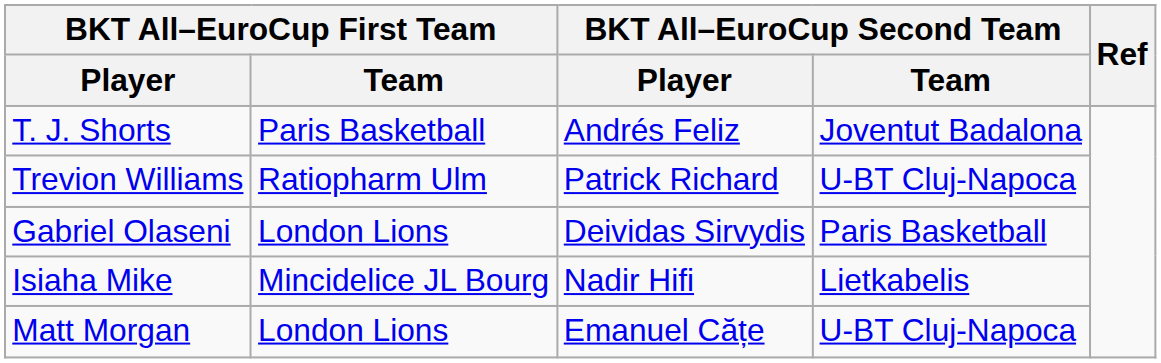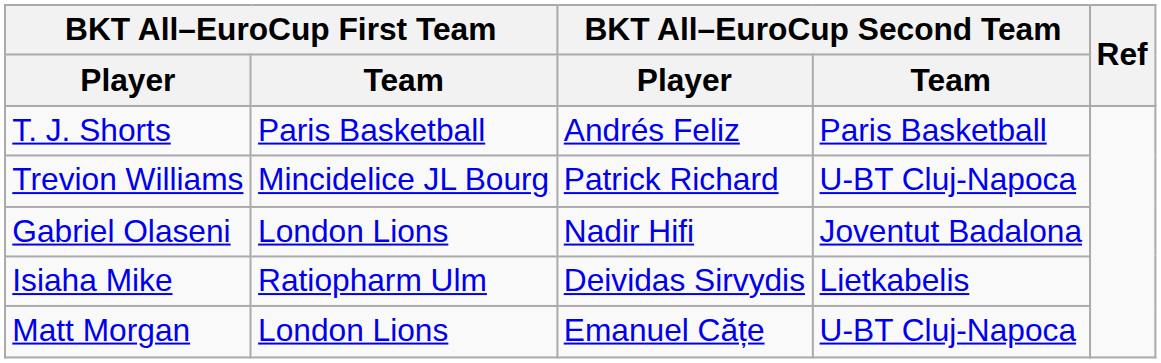(951, 130) Joventut Badalona -> (933, 130) Paris Basketball
(372, 180) Ratiopharm Ulm -> (404, 180) Mincidelice JL Bourg
(684, 230) Deividas Sirvydis -> (629, 230) Nadir Hifi
(933, 230) Paris Basketball -> (951, 230) Joventut Badalona
(404, 280) Mincidelice JL Bourg -> (372, 280) Ratiopharm Ulm
(629, 280) Nadir Hifi -> (684, 280) Deividas Sirvydis
